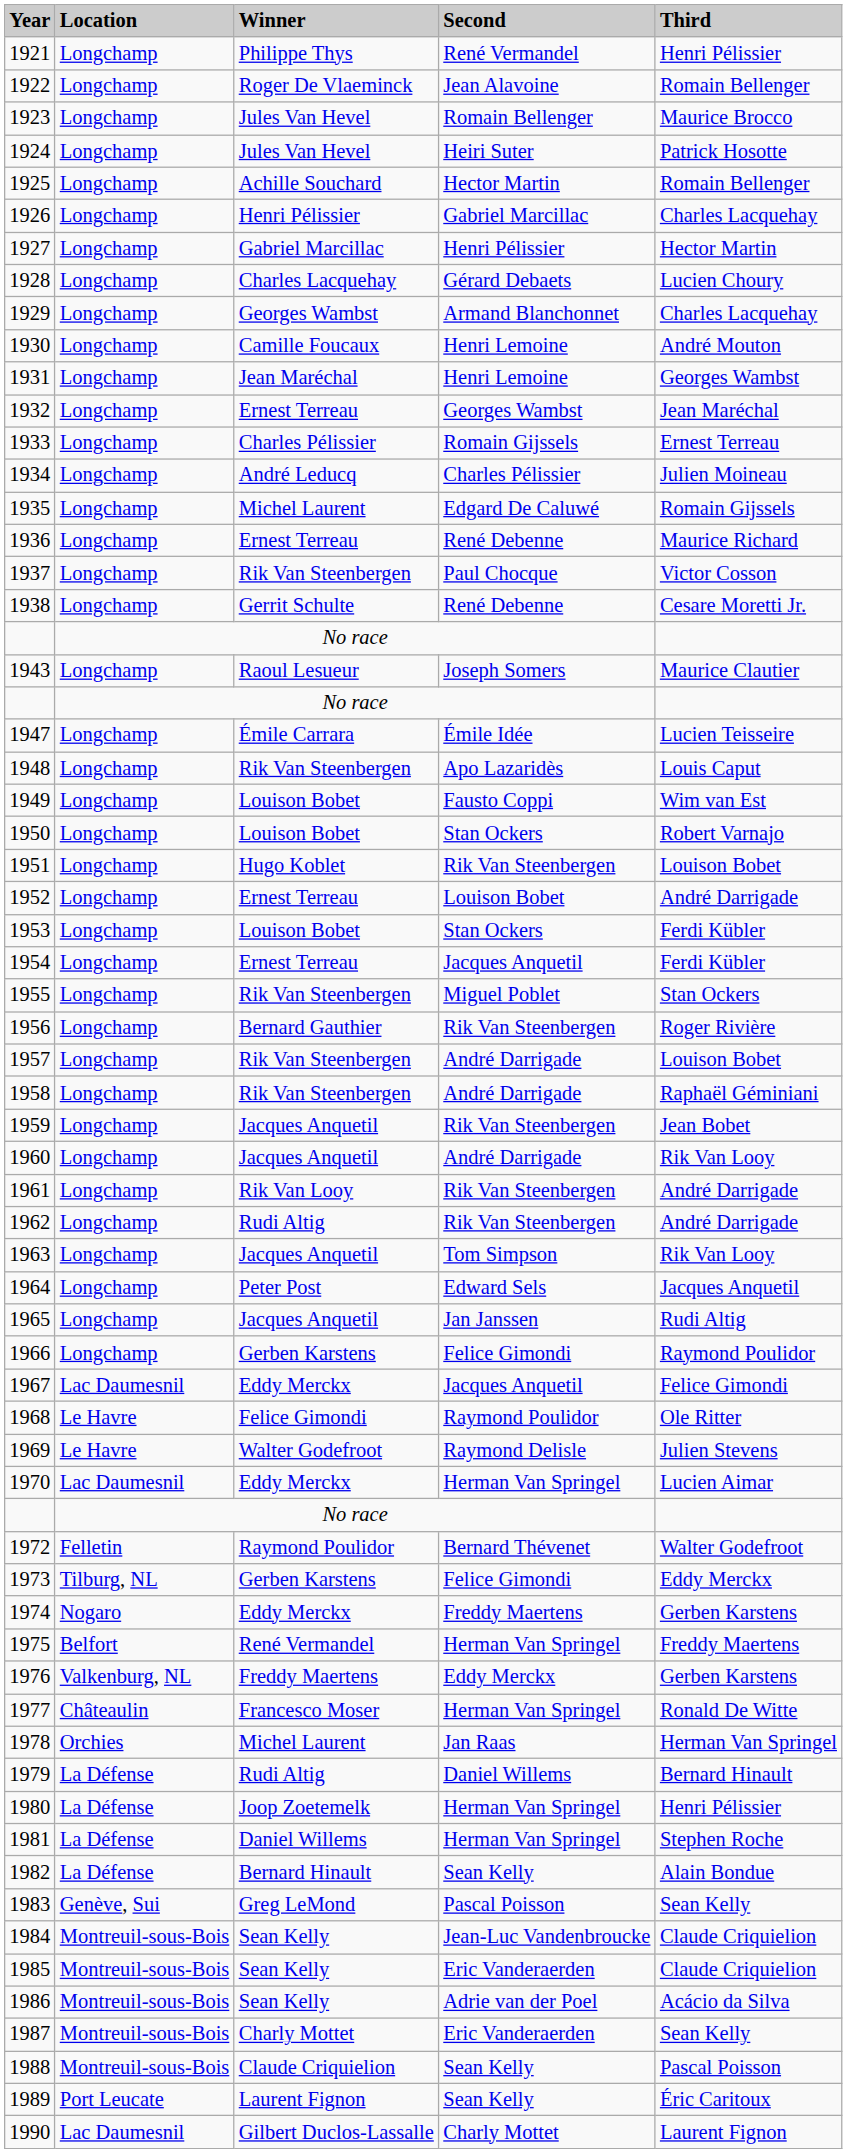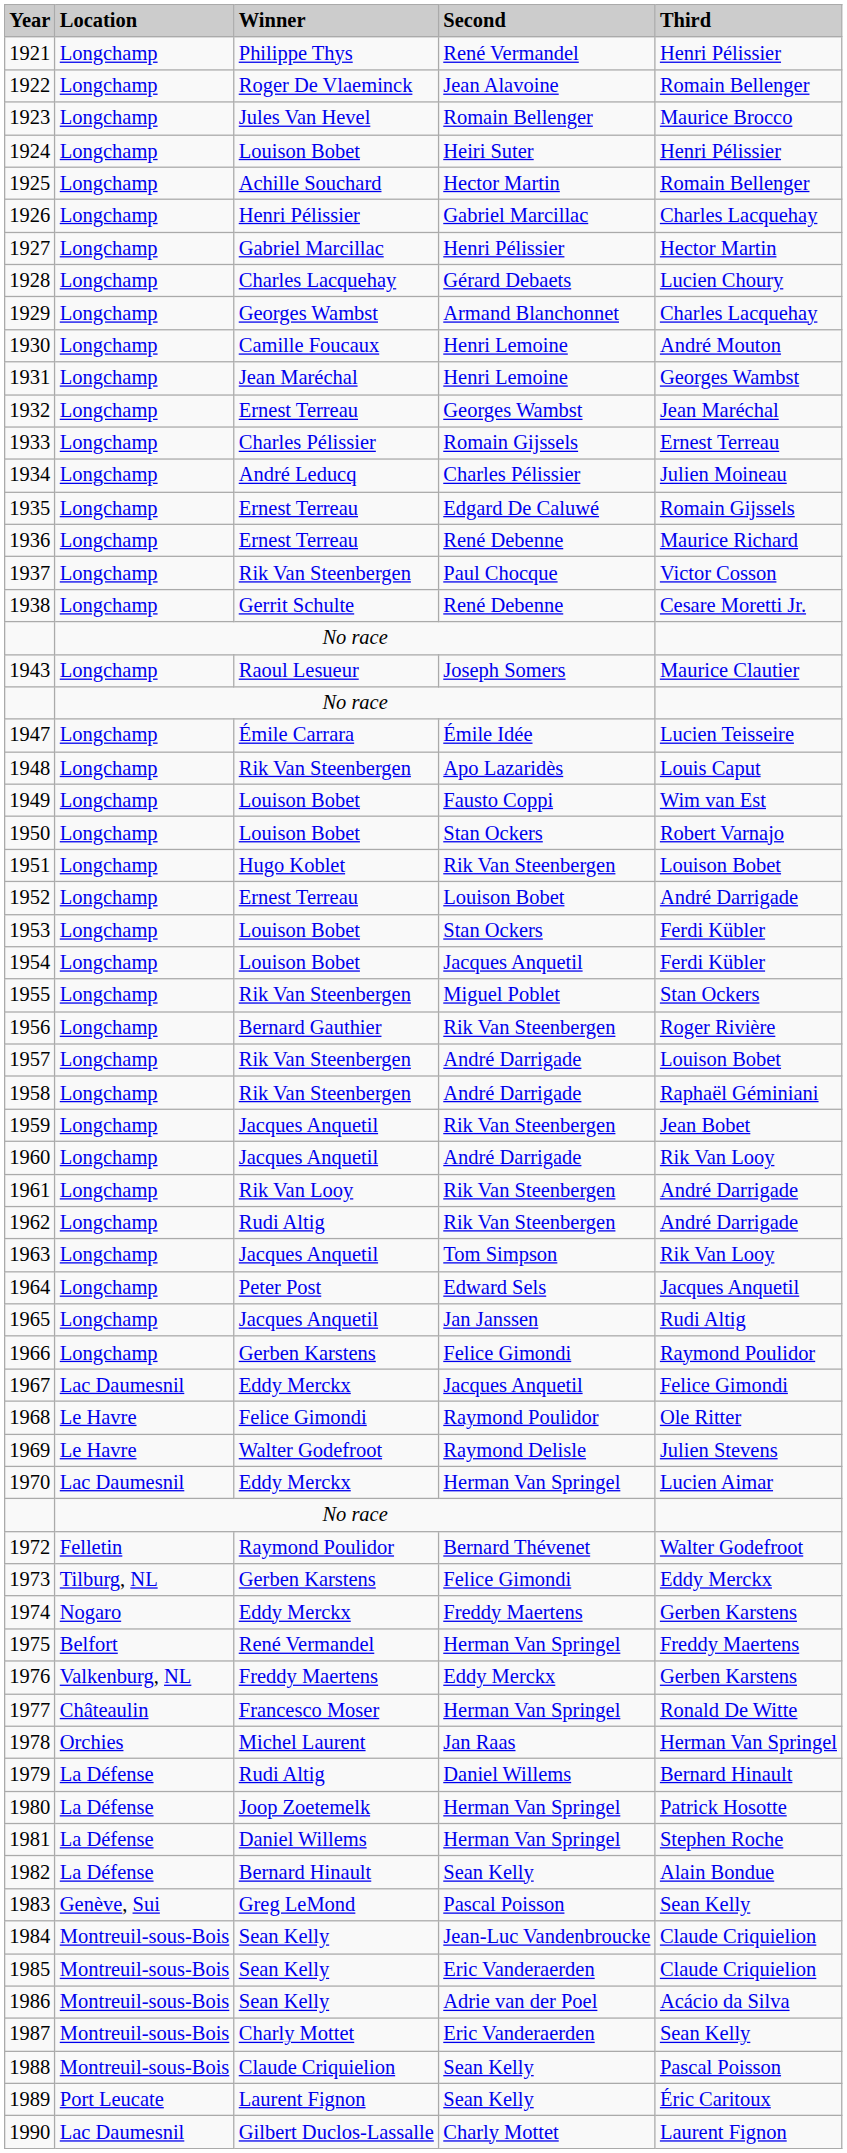(305, 150) Jules Van Hevel -> (299, 150) Louison Bobet
(723, 150) Patrick Hosotte -> (720, 150) Henri Pélissier
(302, 507) Michel Laurent -> (298, 507) Ernest Terreau
(298, 962) Ernest Terreau -> (299, 962) Louison Bobet
(720, 1807) Henri Pélissier -> (723, 1807) Patrick Hosotte
